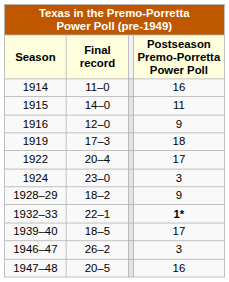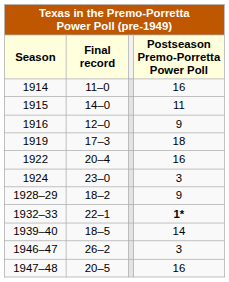(179, 159) 17 -> (179, 159) 16
(179, 232) 17 -> (179, 232) 14
